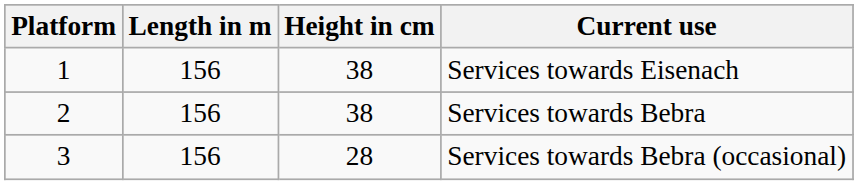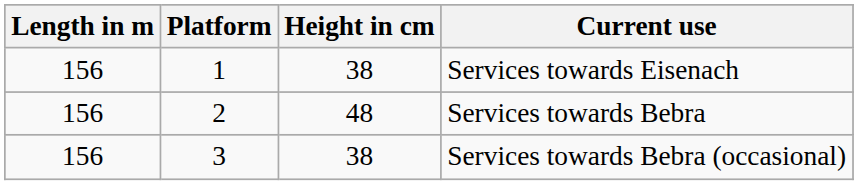columns swapped: (64, 26) <-> (200, 26)
(359, 112) 38 -> (359, 112) 48
(359, 156) 28 -> (359, 156) 38
